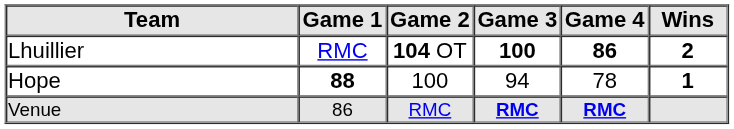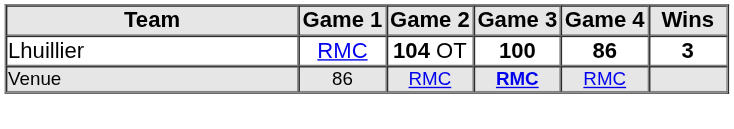(688, 50) 2 -> (688, 50) 3
- row: (34, 81)
(605, 110) bold -> (605, 79) normal
